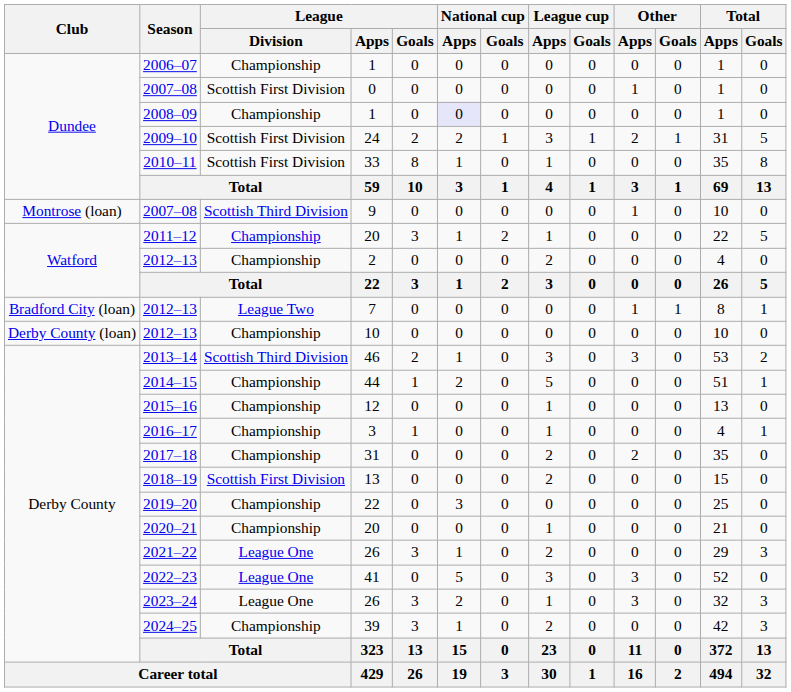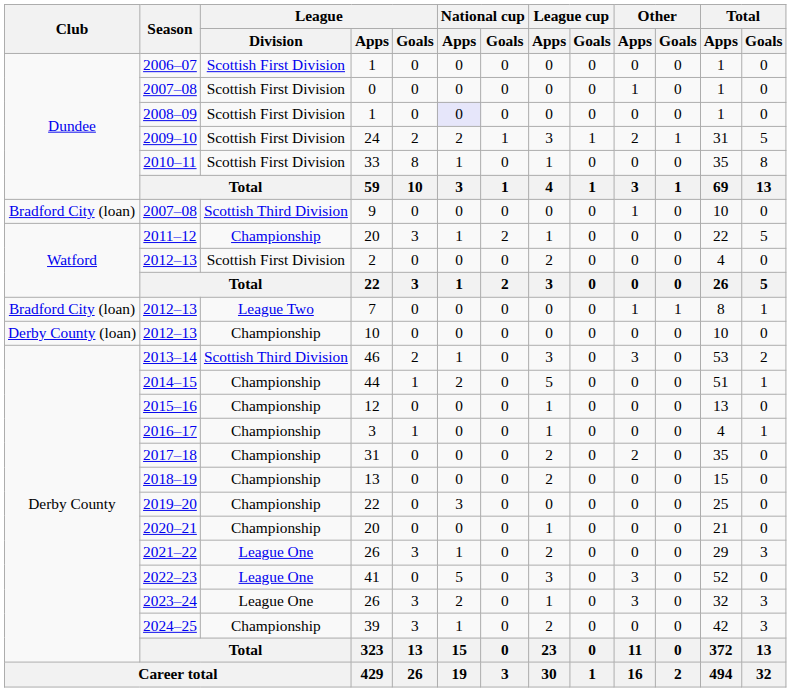(276, 65) Championship -> (276, 65) Scottish First Division
(276, 114) Championship -> (276, 114) Scottish First Division
(72, 211) Montrose (loan) -> (72, 211) Bradford City (loan)
(276, 260) Championship -> (276, 260) Scottish First Division
(276, 479) Scottish First Division -> (276, 479) Championship
